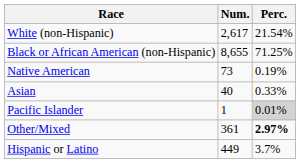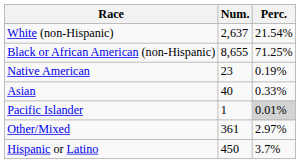(234, 33) 2,617 -> (234, 33) 2,637
(227, 71) 73 -> (227, 71) 23
(272, 129) bold -> (271, 129) normal
(230, 149) 449 -> (230, 149) 450
